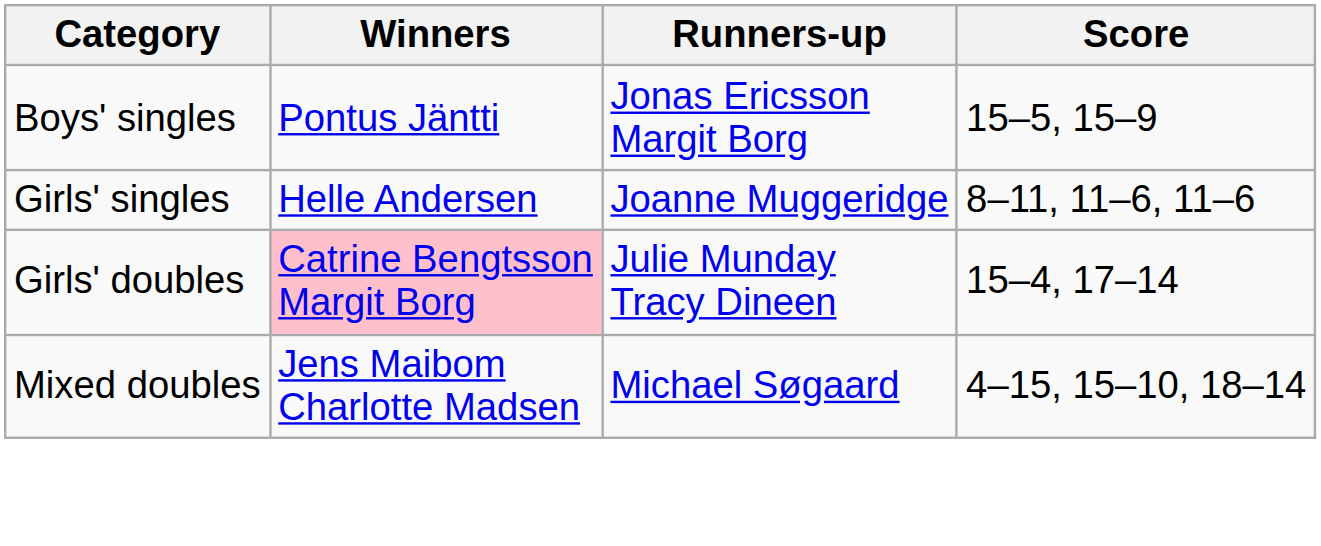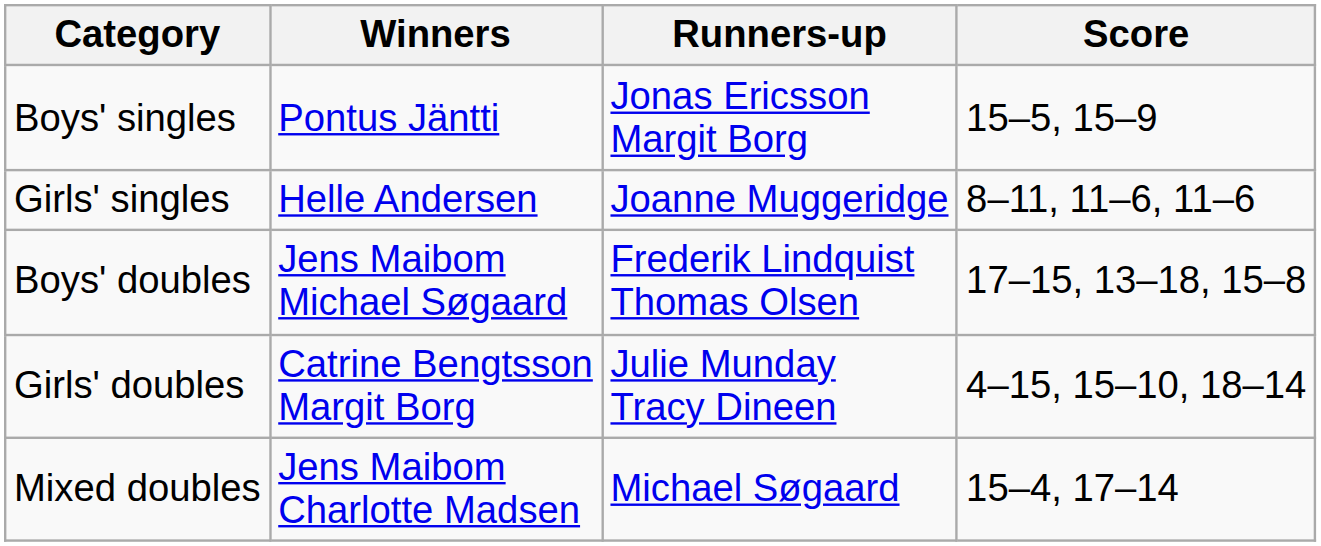+ row: (132, 281)
(436, 281) pink background -> (436, 384) no background
(1072, 281) 15–4, 17–14 -> (1136, 384) 4–15, 15–10, 18–14
(1136, 384) 4–15, 15–10, 18–14 -> (1072, 488) 15–4, 17–14
